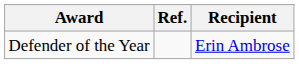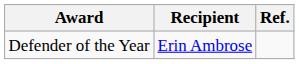columns swapped: (242, 17) <-> (172, 17)
